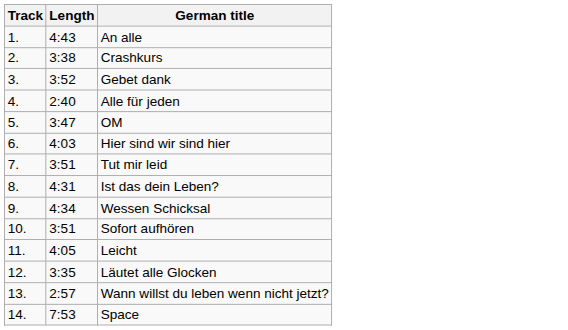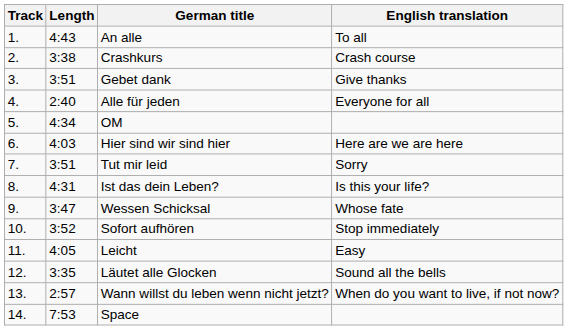+ column: (447, 16)
(63, 80) 3:52 -> (63, 80) 3:51
(63, 122) 3:47 -> (63, 122) 4:34
(63, 208) 4:34 -> (63, 208) 3:47
(63, 229) 3:51 -> (63, 229) 3:52
